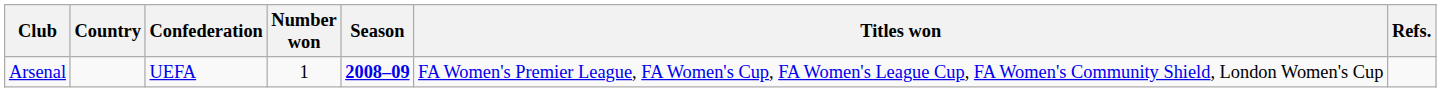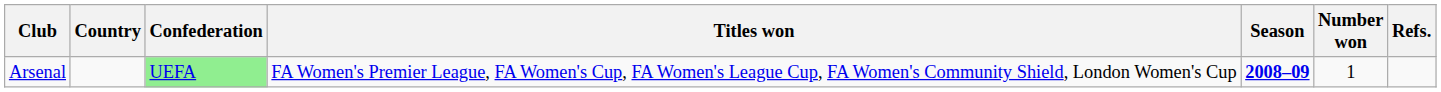columns swapped: (304, 30) <-> (901, 30)
(173, 71) no background -> (173, 71) lightgreen background
